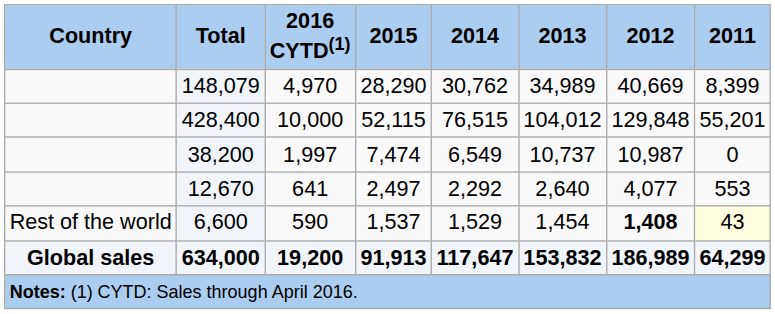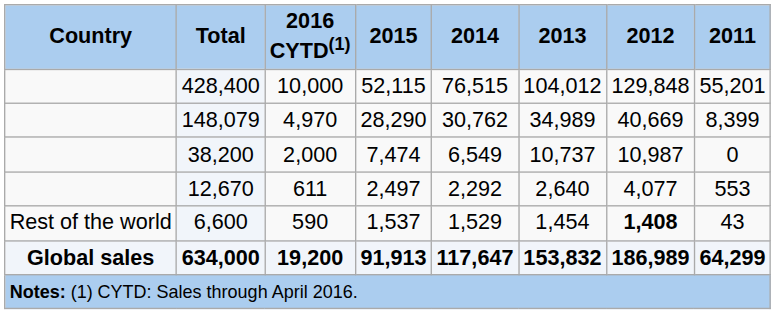rows swapped: (221, 120) <-> (221, 86)
(310, 154) 1,997 -> (310, 154) 2,000
(310, 188) 641 -> (310, 188) 611
(732, 223) lightyellow background -> (732, 223) no background
